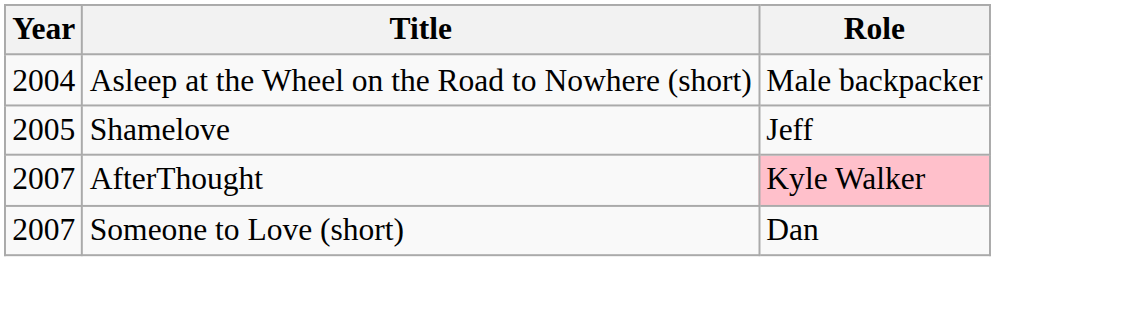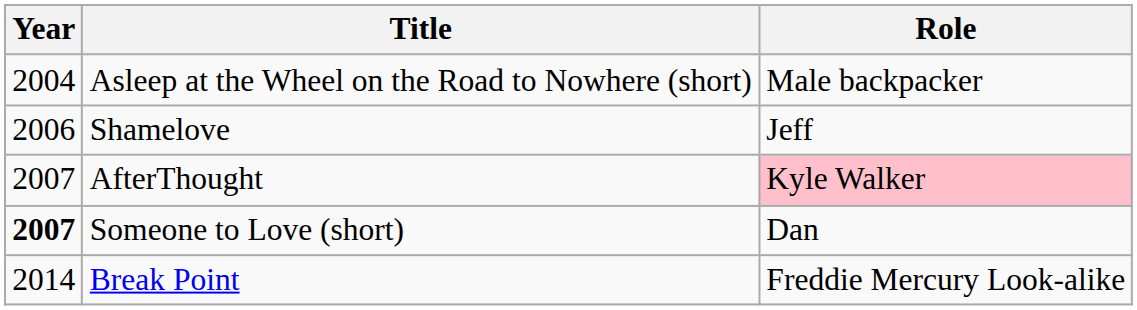(44, 129) 2005 -> (44, 129) 2006
(44, 229) normal -> (44, 229) bold
+ row: (165, 279)
